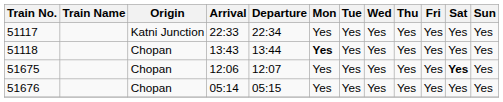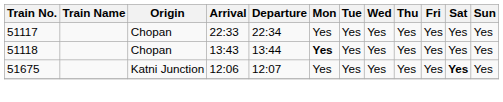(167, 32) Katni Junction -> (151, 32) Chopan
(151, 69) Chopan -> (167, 69) Katni Junction
- row: (23, 87)
